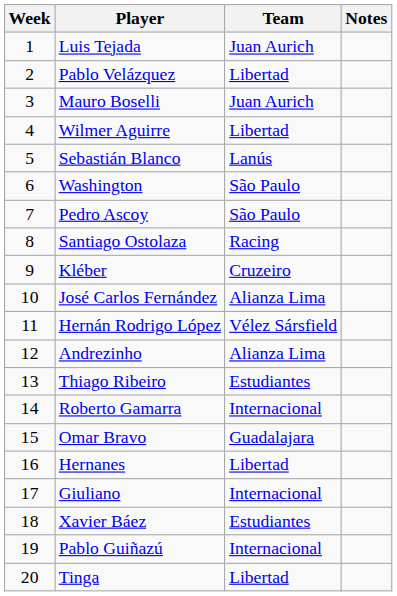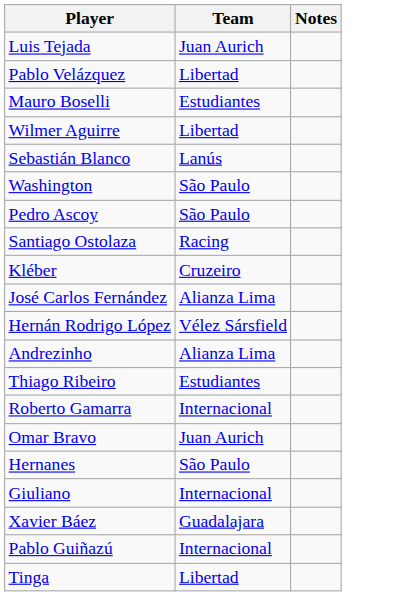- column: (30, 18)
(271, 102) Juan Aurich -> (220, 102) Estudiantes
(272, 437) Guadalajara -> (221, 437) Juan Aurich
(259, 465) Libertad -> (214, 465) São Paulo
(270, 520) Estudiantes -> (221, 520) Guadalajara
